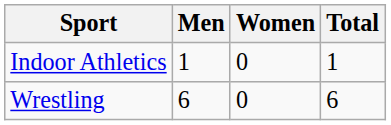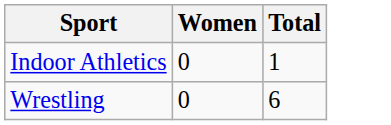- column: (201, 23)
